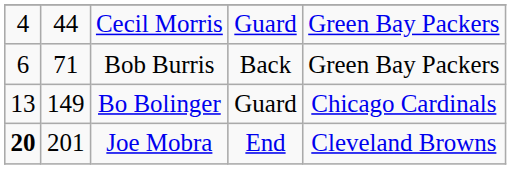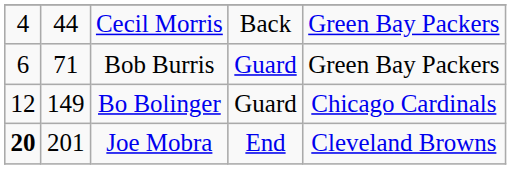(266, 24) Guard -> (265, 24) Back
(265, 63) Back -> (266, 63) Guard
(23, 103) 13 -> (23, 103) 12
